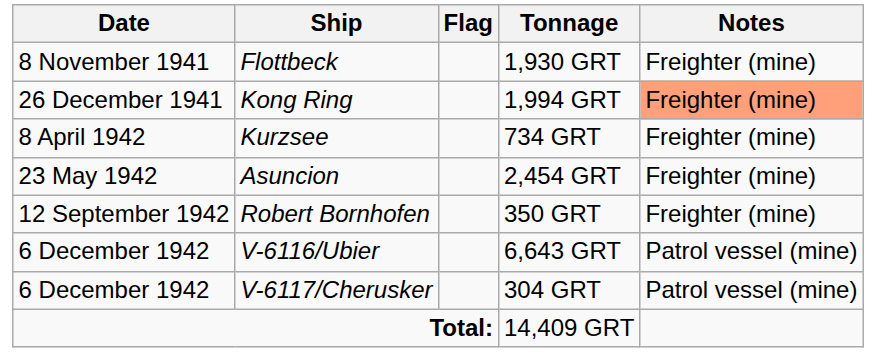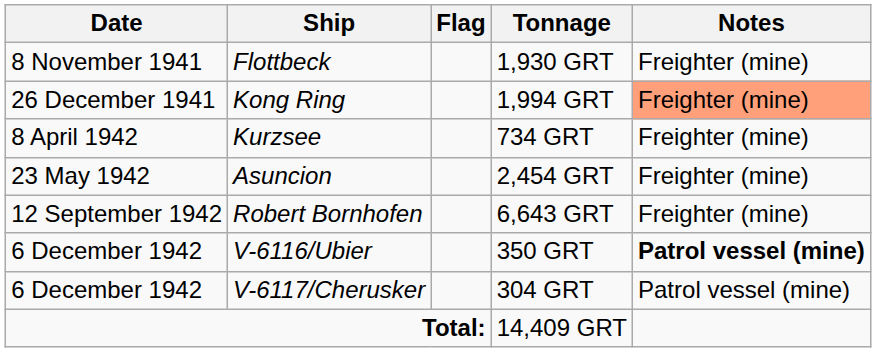(552, 213) 350 GRT -> (555, 213) 6,643 GRT
(562, 251) 6,643 GRT -> (545, 251) 350 GRT
(751, 251) normal -> (751, 251) bold
